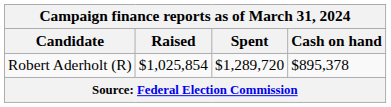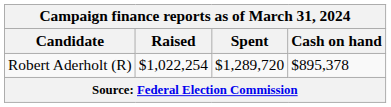(173, 65) $1,025,854 -> (173, 65) $1,022,254
